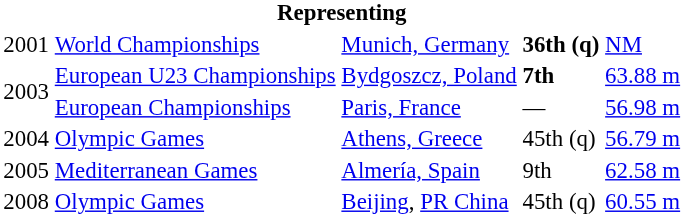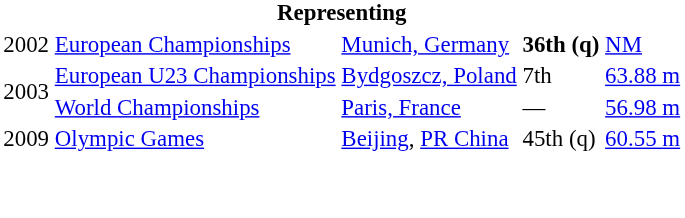(26, 44) 2001 -> (26, 44) 2002
(157, 44) World Championships -> (173, 44) European Championships
(538, 75) bold -> (537, 75) normal
(173, 107) European Championships -> (157, 107) World Championships
- row: (412, 138)
- row: (411, 170)
(26, 201) 2008 -> (26, 138) 2009
